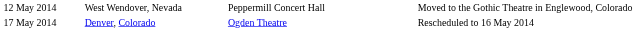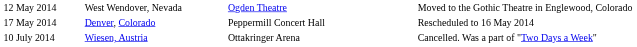(276, 7) Peppermill Concert Hall -> (257, 7) Ogden Theatre
(257, 22) Ogden Theatre -> (276, 22) Peppermill Concert Hall
+ row: (29, 37)
